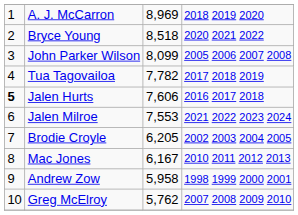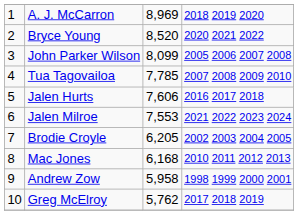(162, 35) 8,518 -> (162, 35) 8,520
(162, 76) 7,782 -> (162, 76) 7,785
(224, 76) 2017 2018 2019 -> (238, 76) 2007 2008 2009 2010
(11, 96) bold -> (11, 96) normal
(162, 158) 6,167 -> (162, 158) 6,168
(238, 200) 2007 2008 2009 2010 -> (224, 200) 2017 2018 2019
